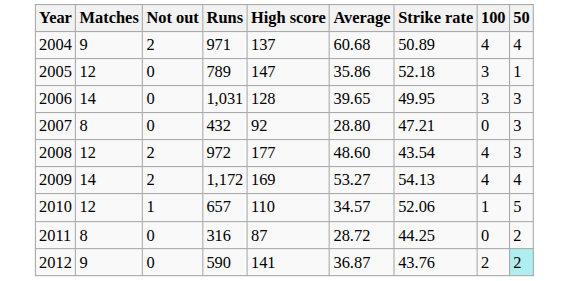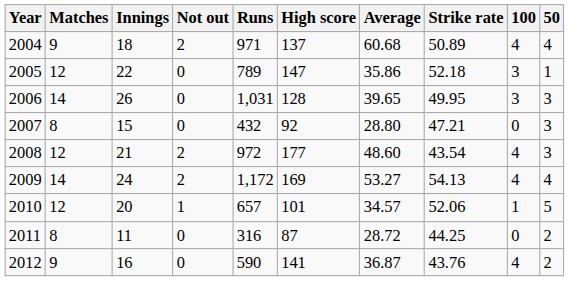+ column: (143, 18)
(263, 207) 110 -> (294, 207) 101
(485, 261) 2 -> (515, 261) 4
(517, 261) paleturquoise background -> (548, 261) no background
